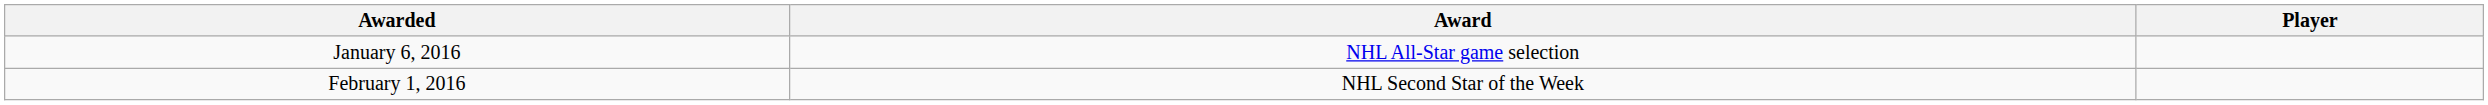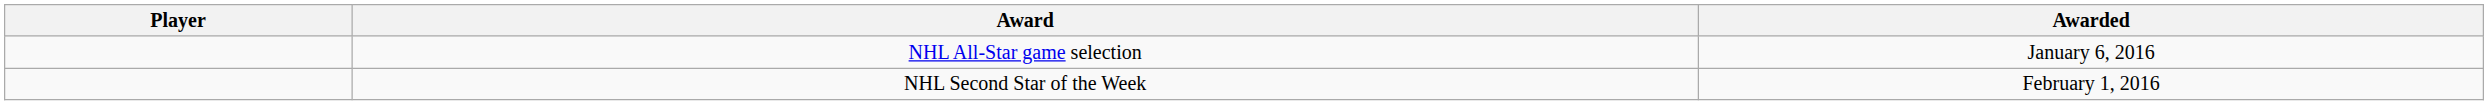columns swapped: (2310, 20) <-> (397, 20)
